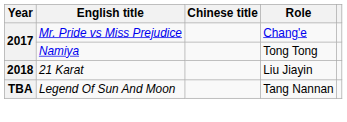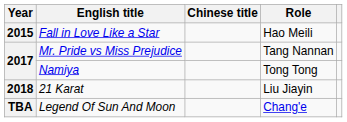+ row: (99, 32)
(285, 32) Chang'e -> (298, 51) Tang Nannan
(298, 88) Tang Nannan -> (285, 107) Chang'e
